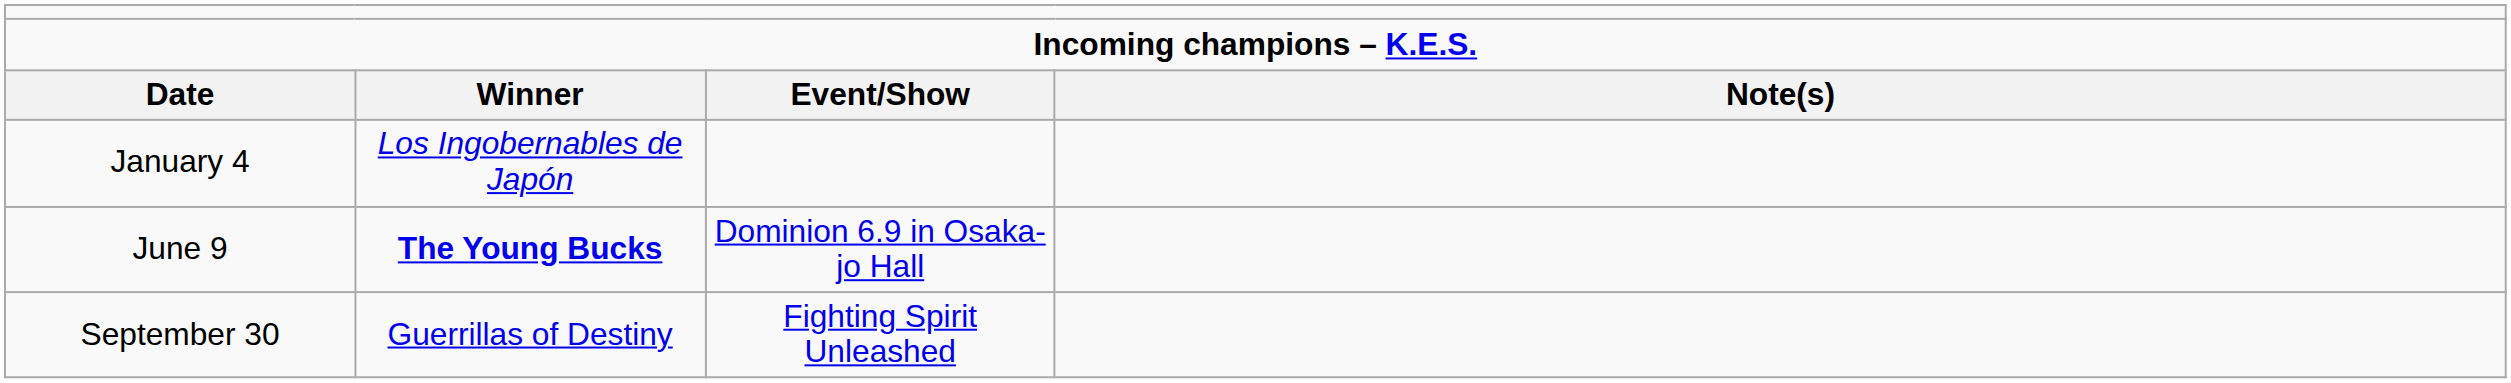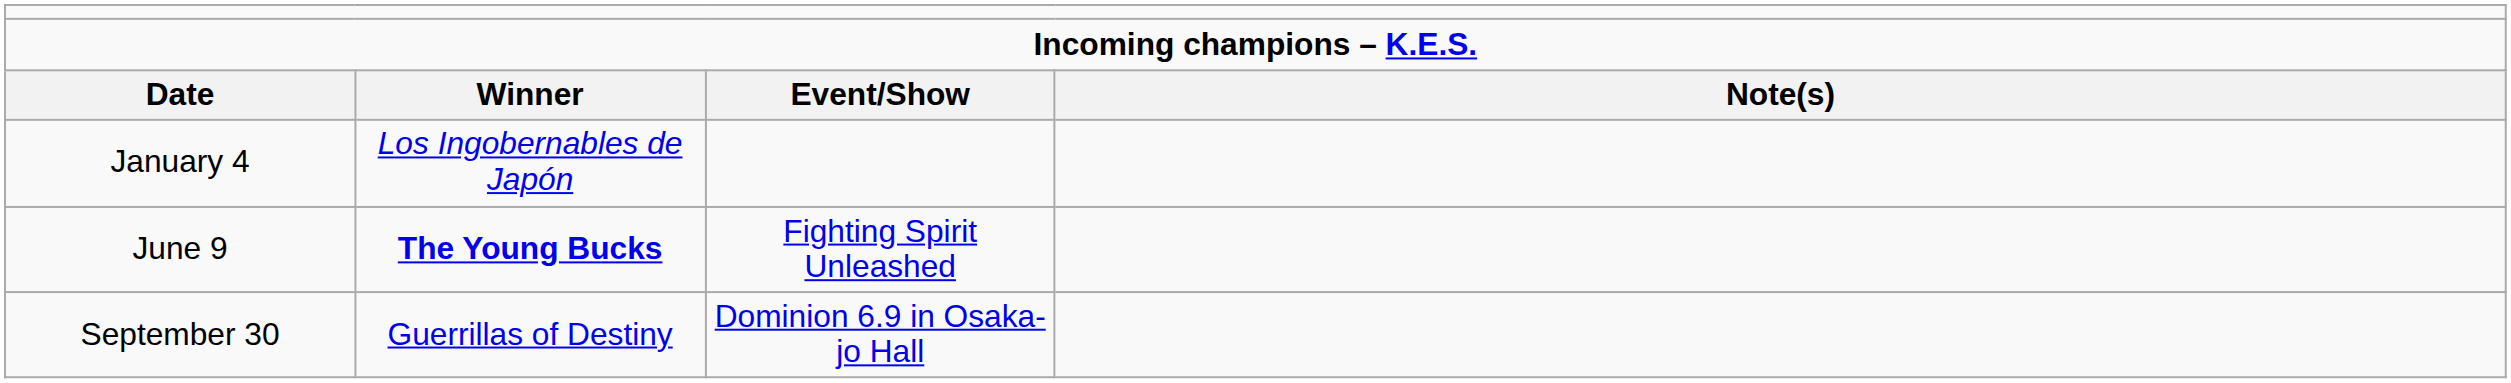(880, 248) Dominion 6.9 in Osaka-jo Hall -> (880, 248) Fighting Spirit Unleashed
(880, 334) Fighting Spirit Unleashed -> (880, 334) Dominion 6.9 in Osaka-jo Hall
